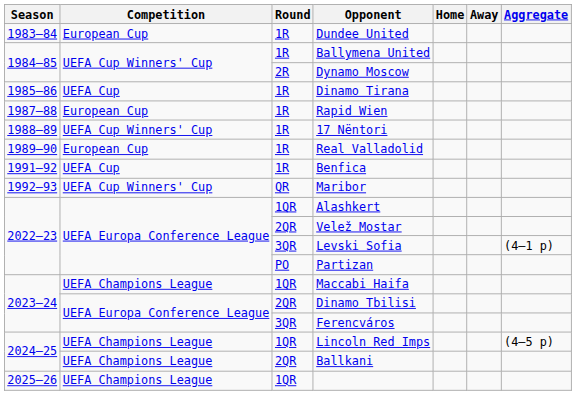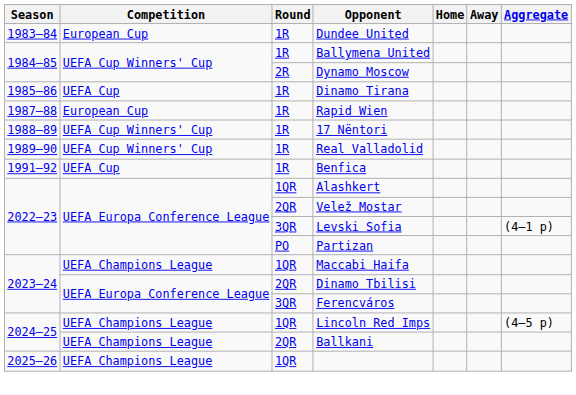(106, 149) European Cup -> (138, 149) UEFA Cup Winners' Cup
- row: (341, 188)
